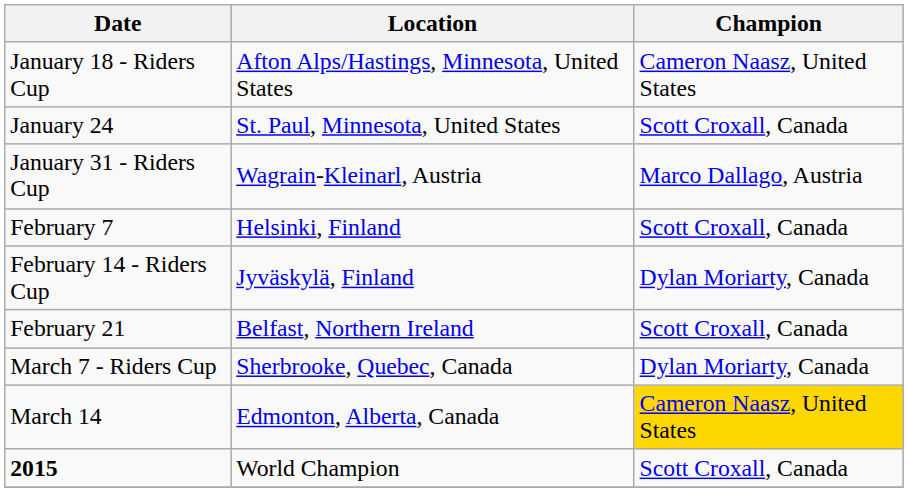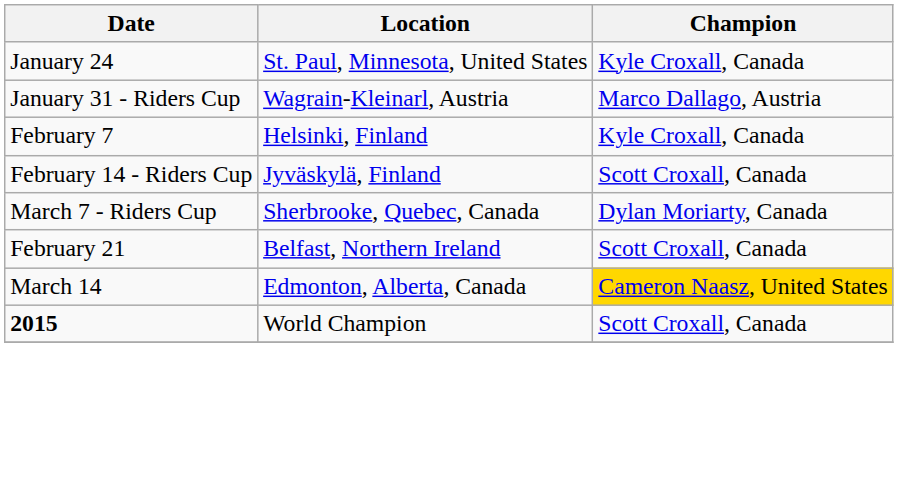- row: (103, 74)
(744, 125) Scott Croxall, Canada -> (701, 60) Kyle Croxall, Canada
(744, 226) Scott Croxall, Canada -> (701, 135) Kyle Croxall, Canada
(754, 277) Dylan Moriarty, Canada -> (703, 173) Scott Croxall, Canada
rows swapped: (68, 328) <-> (113, 366)
